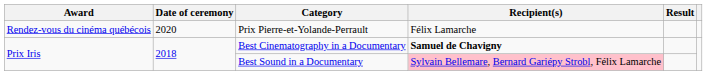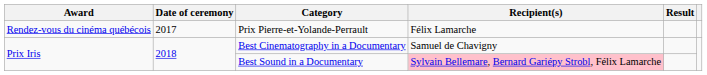(166, 29) 2020 -> (166, 29) 2017
(456, 45) bold -> (454, 45) normal
